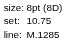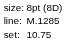rows swapped: (12, 21) <-> (13, 34)
